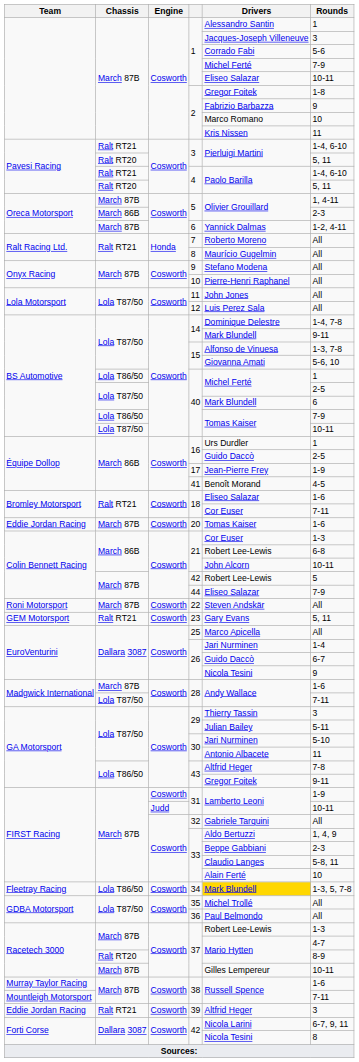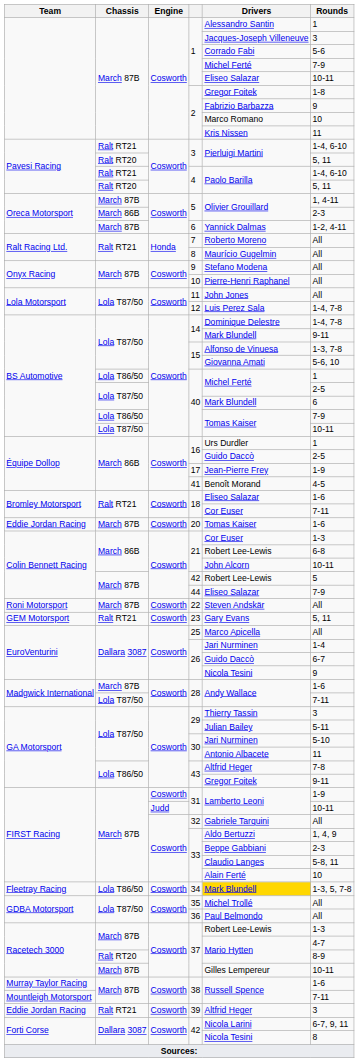(317, 308) All -> (327, 308) 1-4, 7-8
